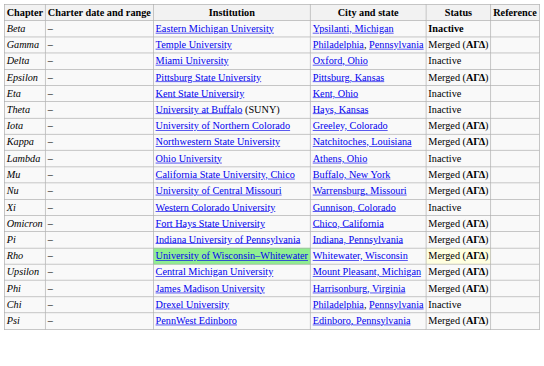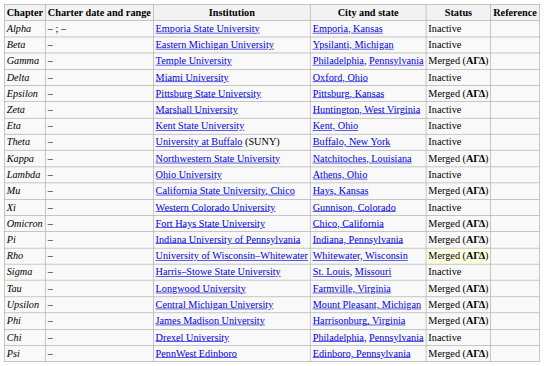+ row: (19, 28)
(446, 28) bold -> (445, 45) normal
+ row: (16, 110)
(341, 110) Hays, Kansas -> (352, 142) Buffalo, New York
- row: (15, 126)
(352, 175) Buffalo, New York -> (341, 191) Hays, Kansas
- row: (13, 191)
(232, 256) lightgreen background -> (232, 256) no background
+ row: (19, 272)
+ row: (14, 288)
